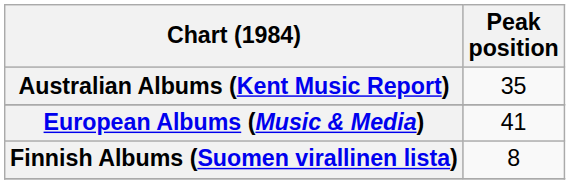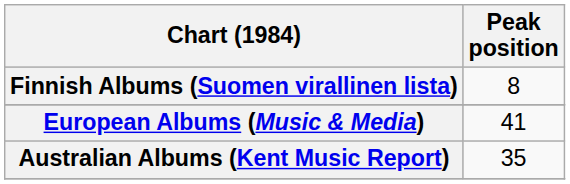rows swapped: (234, 85) <-> (234, 159)
